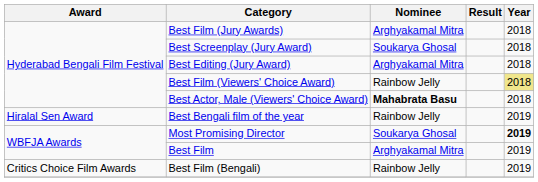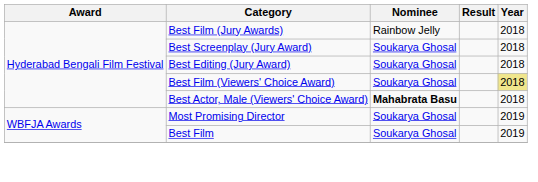(418, 30) Arghyakamal Mitra -> (406, 30) Rainbow Jelly
(418, 64) Arghyakamal Mitra -> (415, 64) Soukarya Ghosal
(406, 82) Rainbow Jelly -> (415, 82) Soukarya Ghosal
- row: (236, 116)
(519, 133) bold -> (512, 116) normal
(418, 151) Arghyakamal Mitra -> (415, 133) Soukarya Ghosal
- row: (214, 168)
